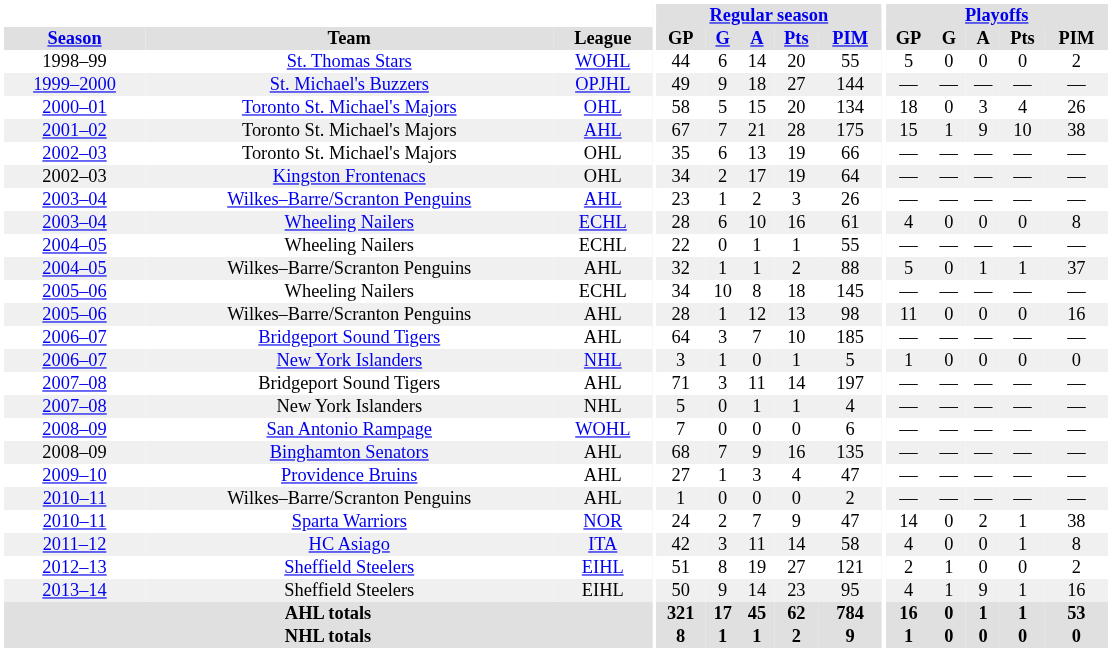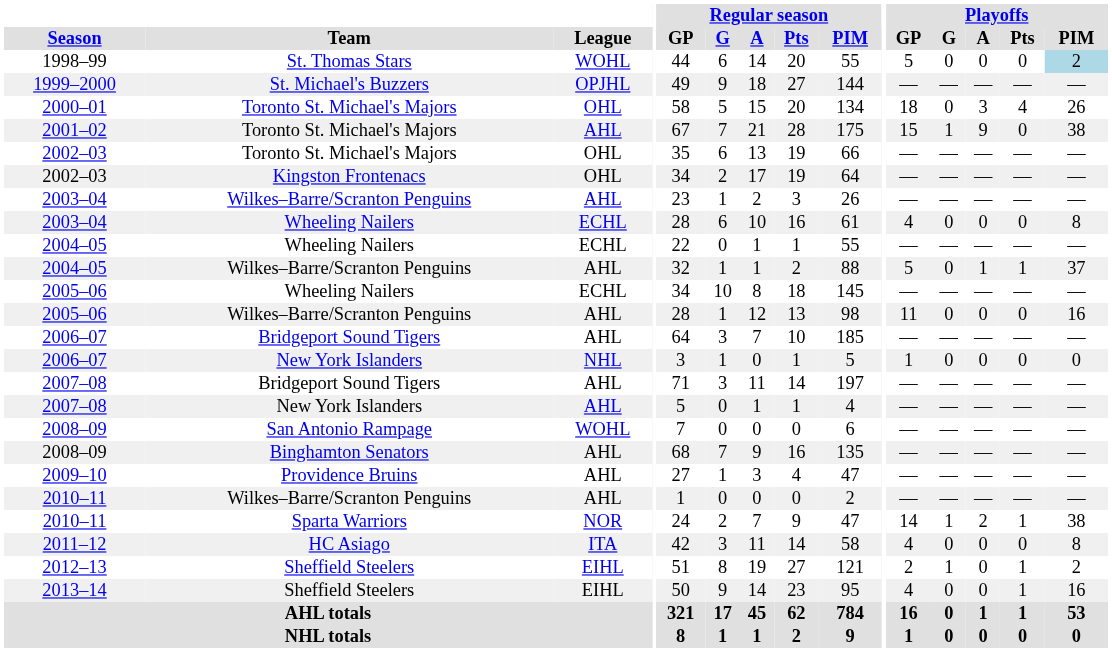(1076, 61) no background -> (1076, 61) lightblue background
(1022, 130) 10 -> (1022, 130) 0
(603, 406) NHL -> (603, 406) AHL
(949, 521) 0 -> (949, 521) 1
(1022, 544) 1 -> (1022, 544) 0
(1022, 567) 0 -> (1022, 567) 1
(949, 590) 1 -> (949, 590) 0
(983, 590) 9 -> (983, 590) 0
